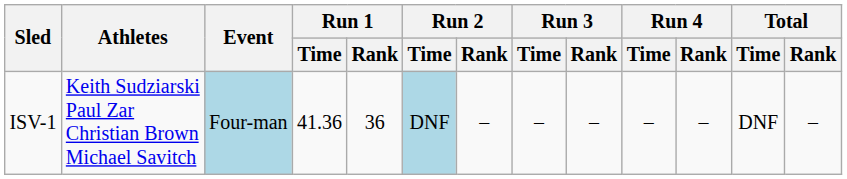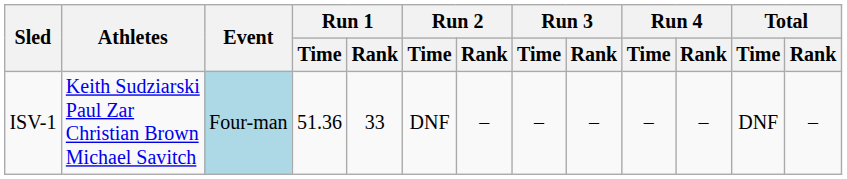(319, 122) 41.36 -> (319, 122) 51.36
(375, 122) 36 -> (375, 122) 33
(430, 122) lightblue background -> (430, 122) no background
